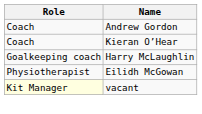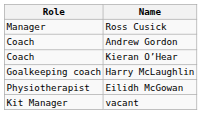+ row: (136, 27)
(37, 87) lightyellow background -> (37, 102) no background
